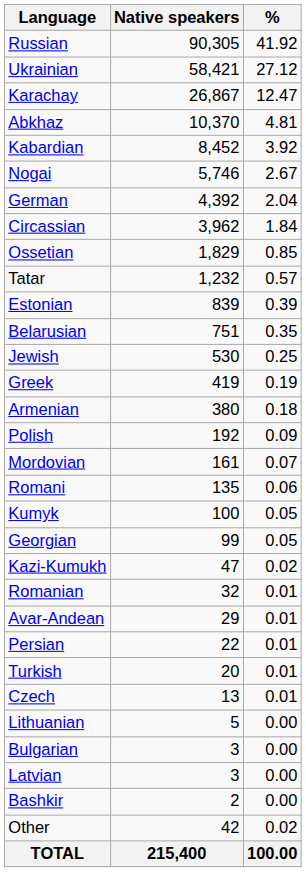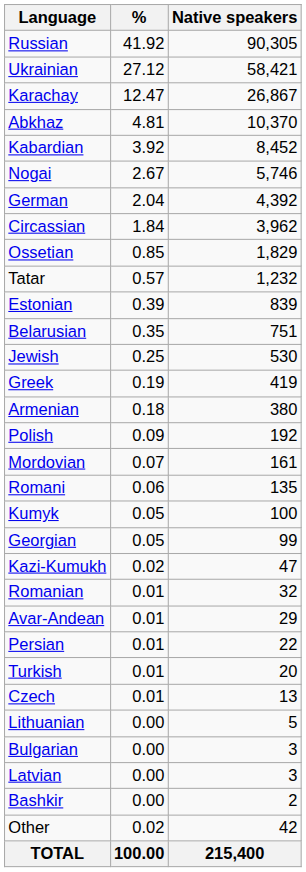columns swapped: (177, 17) <-> (272, 17)
